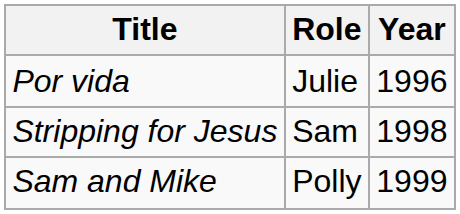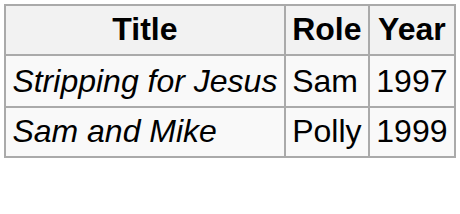- row: (71, 80)
(412, 131) 1998 -> (412, 80) 1997
